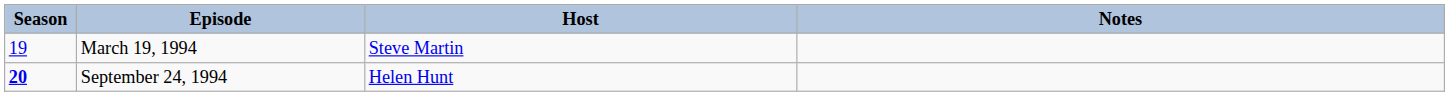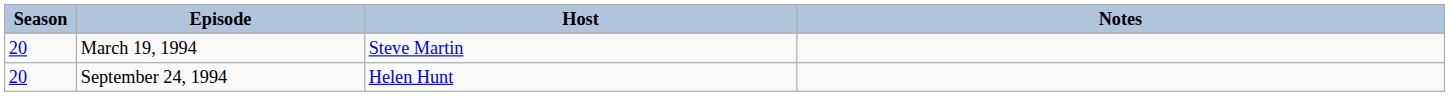(18, 47) 19 -> (18, 47) 20
(18, 76) bold -> (18, 76) normal
